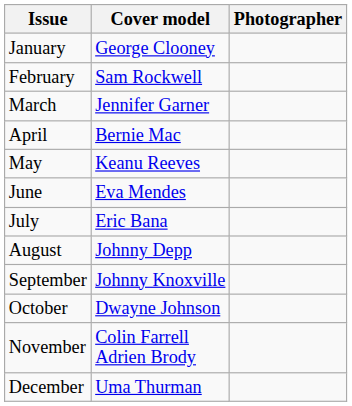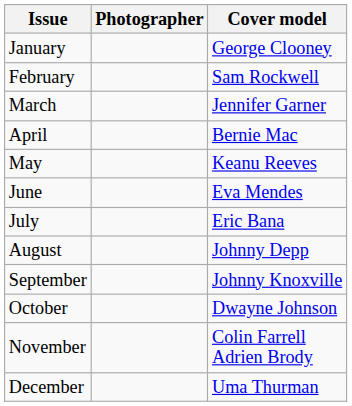columns swapped: (160, 18) <-> (288, 18)
